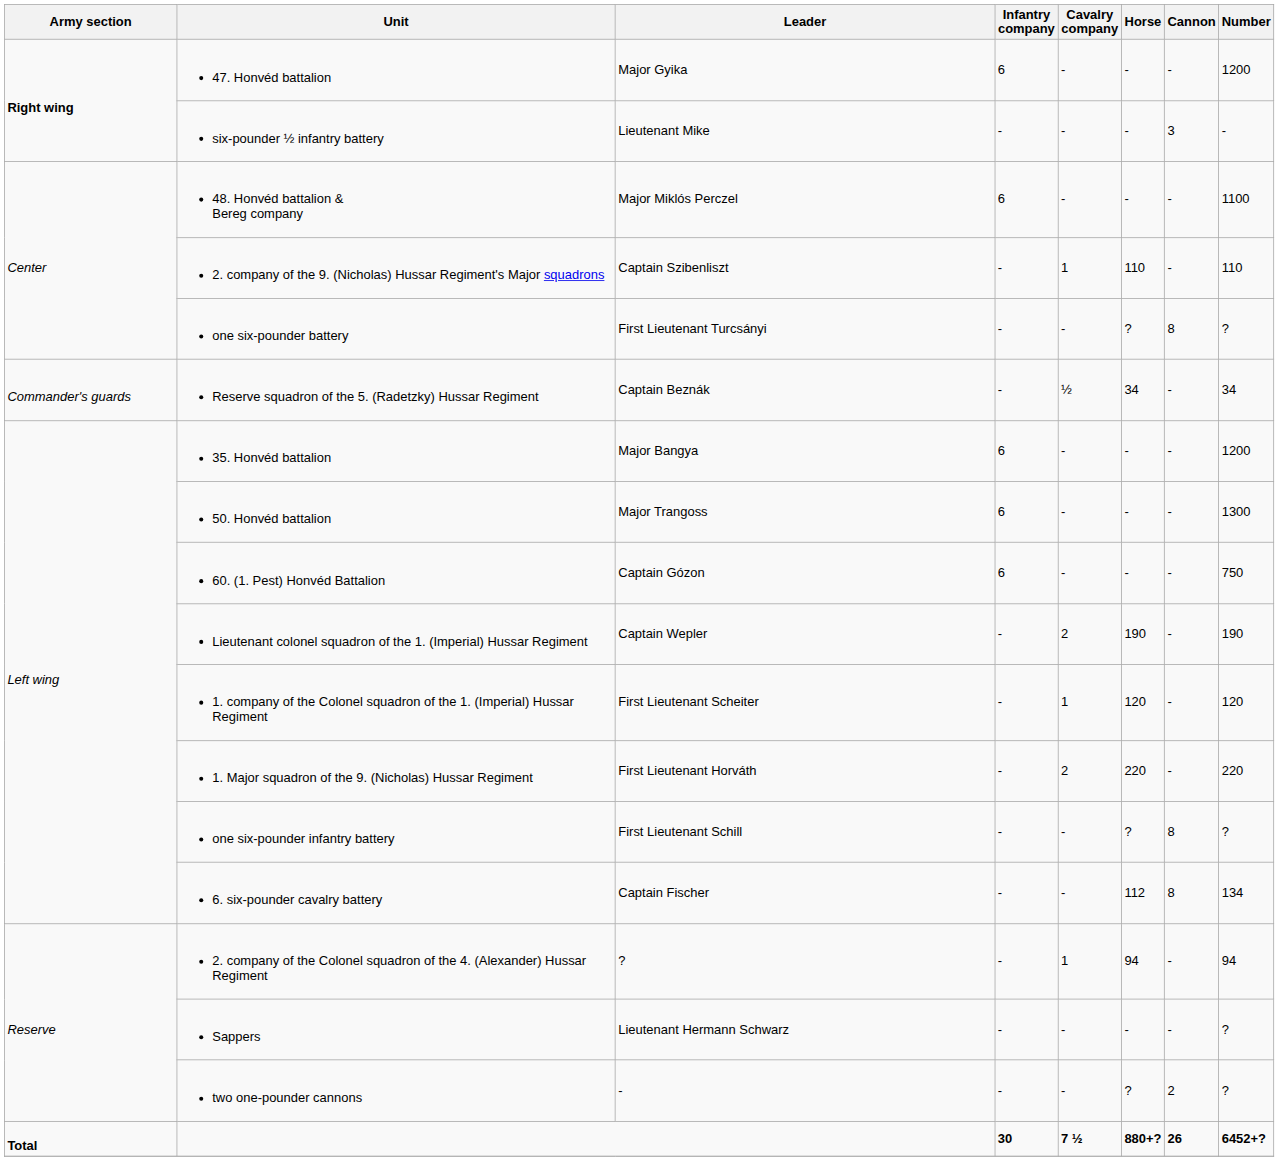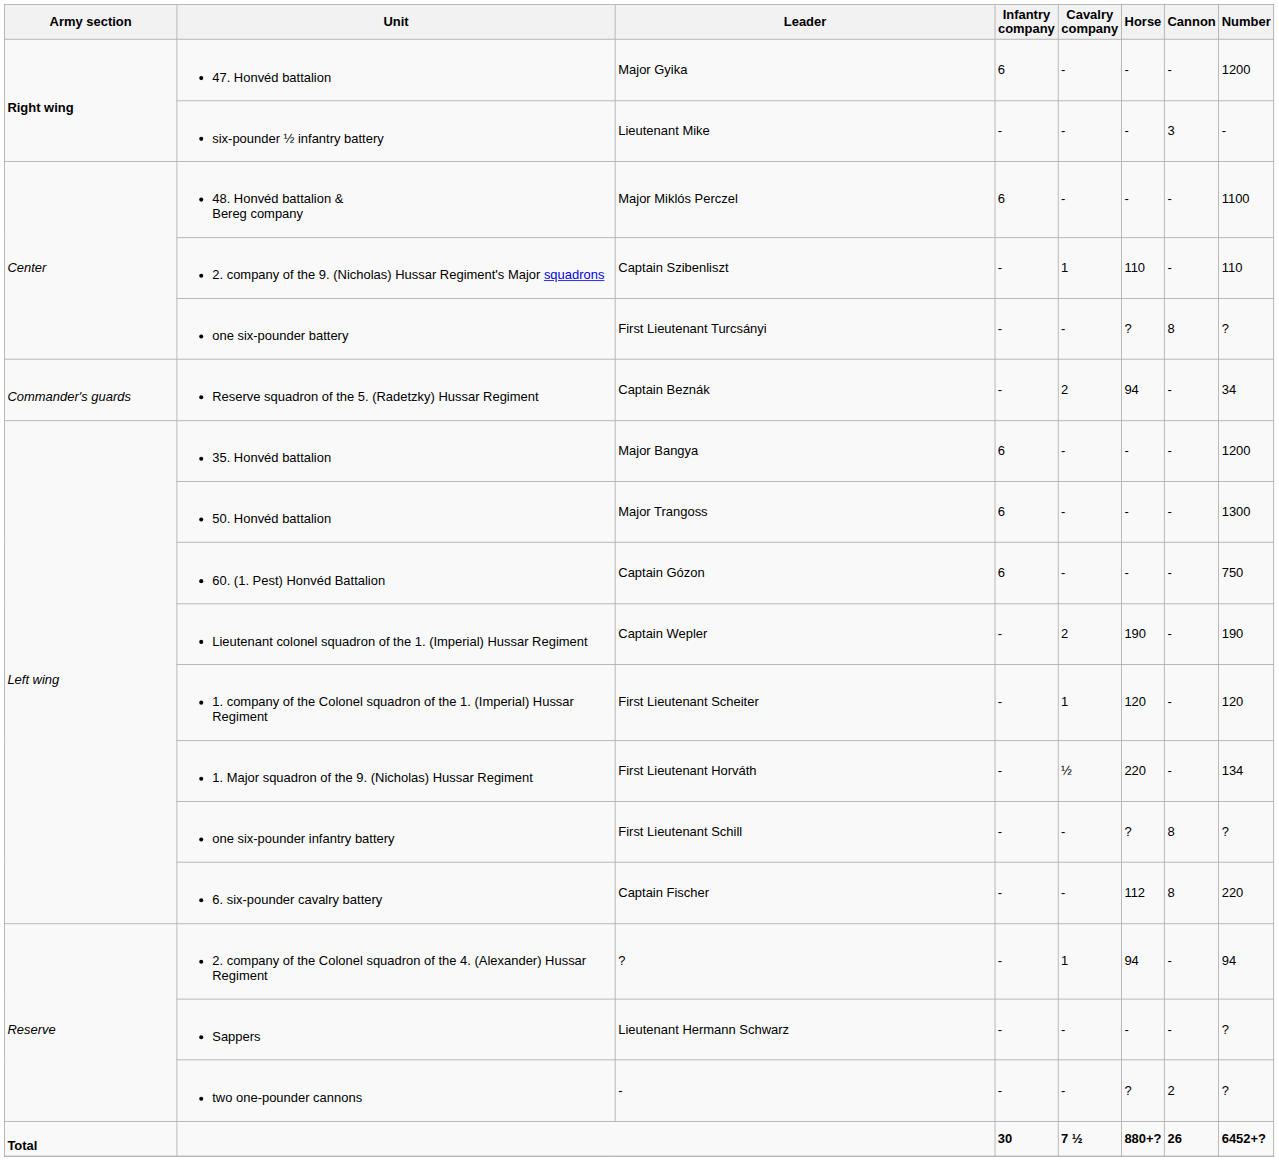(1066, 390) ½ -> (1065, 390) 2
(1132, 390) 34 -> (1132, 390) 94
(1065, 770) 2 -> (1066, 770) ½
(1233, 770) 220 -> (1233, 770) 134
(1233, 893) 134 -> (1233, 893) 220
